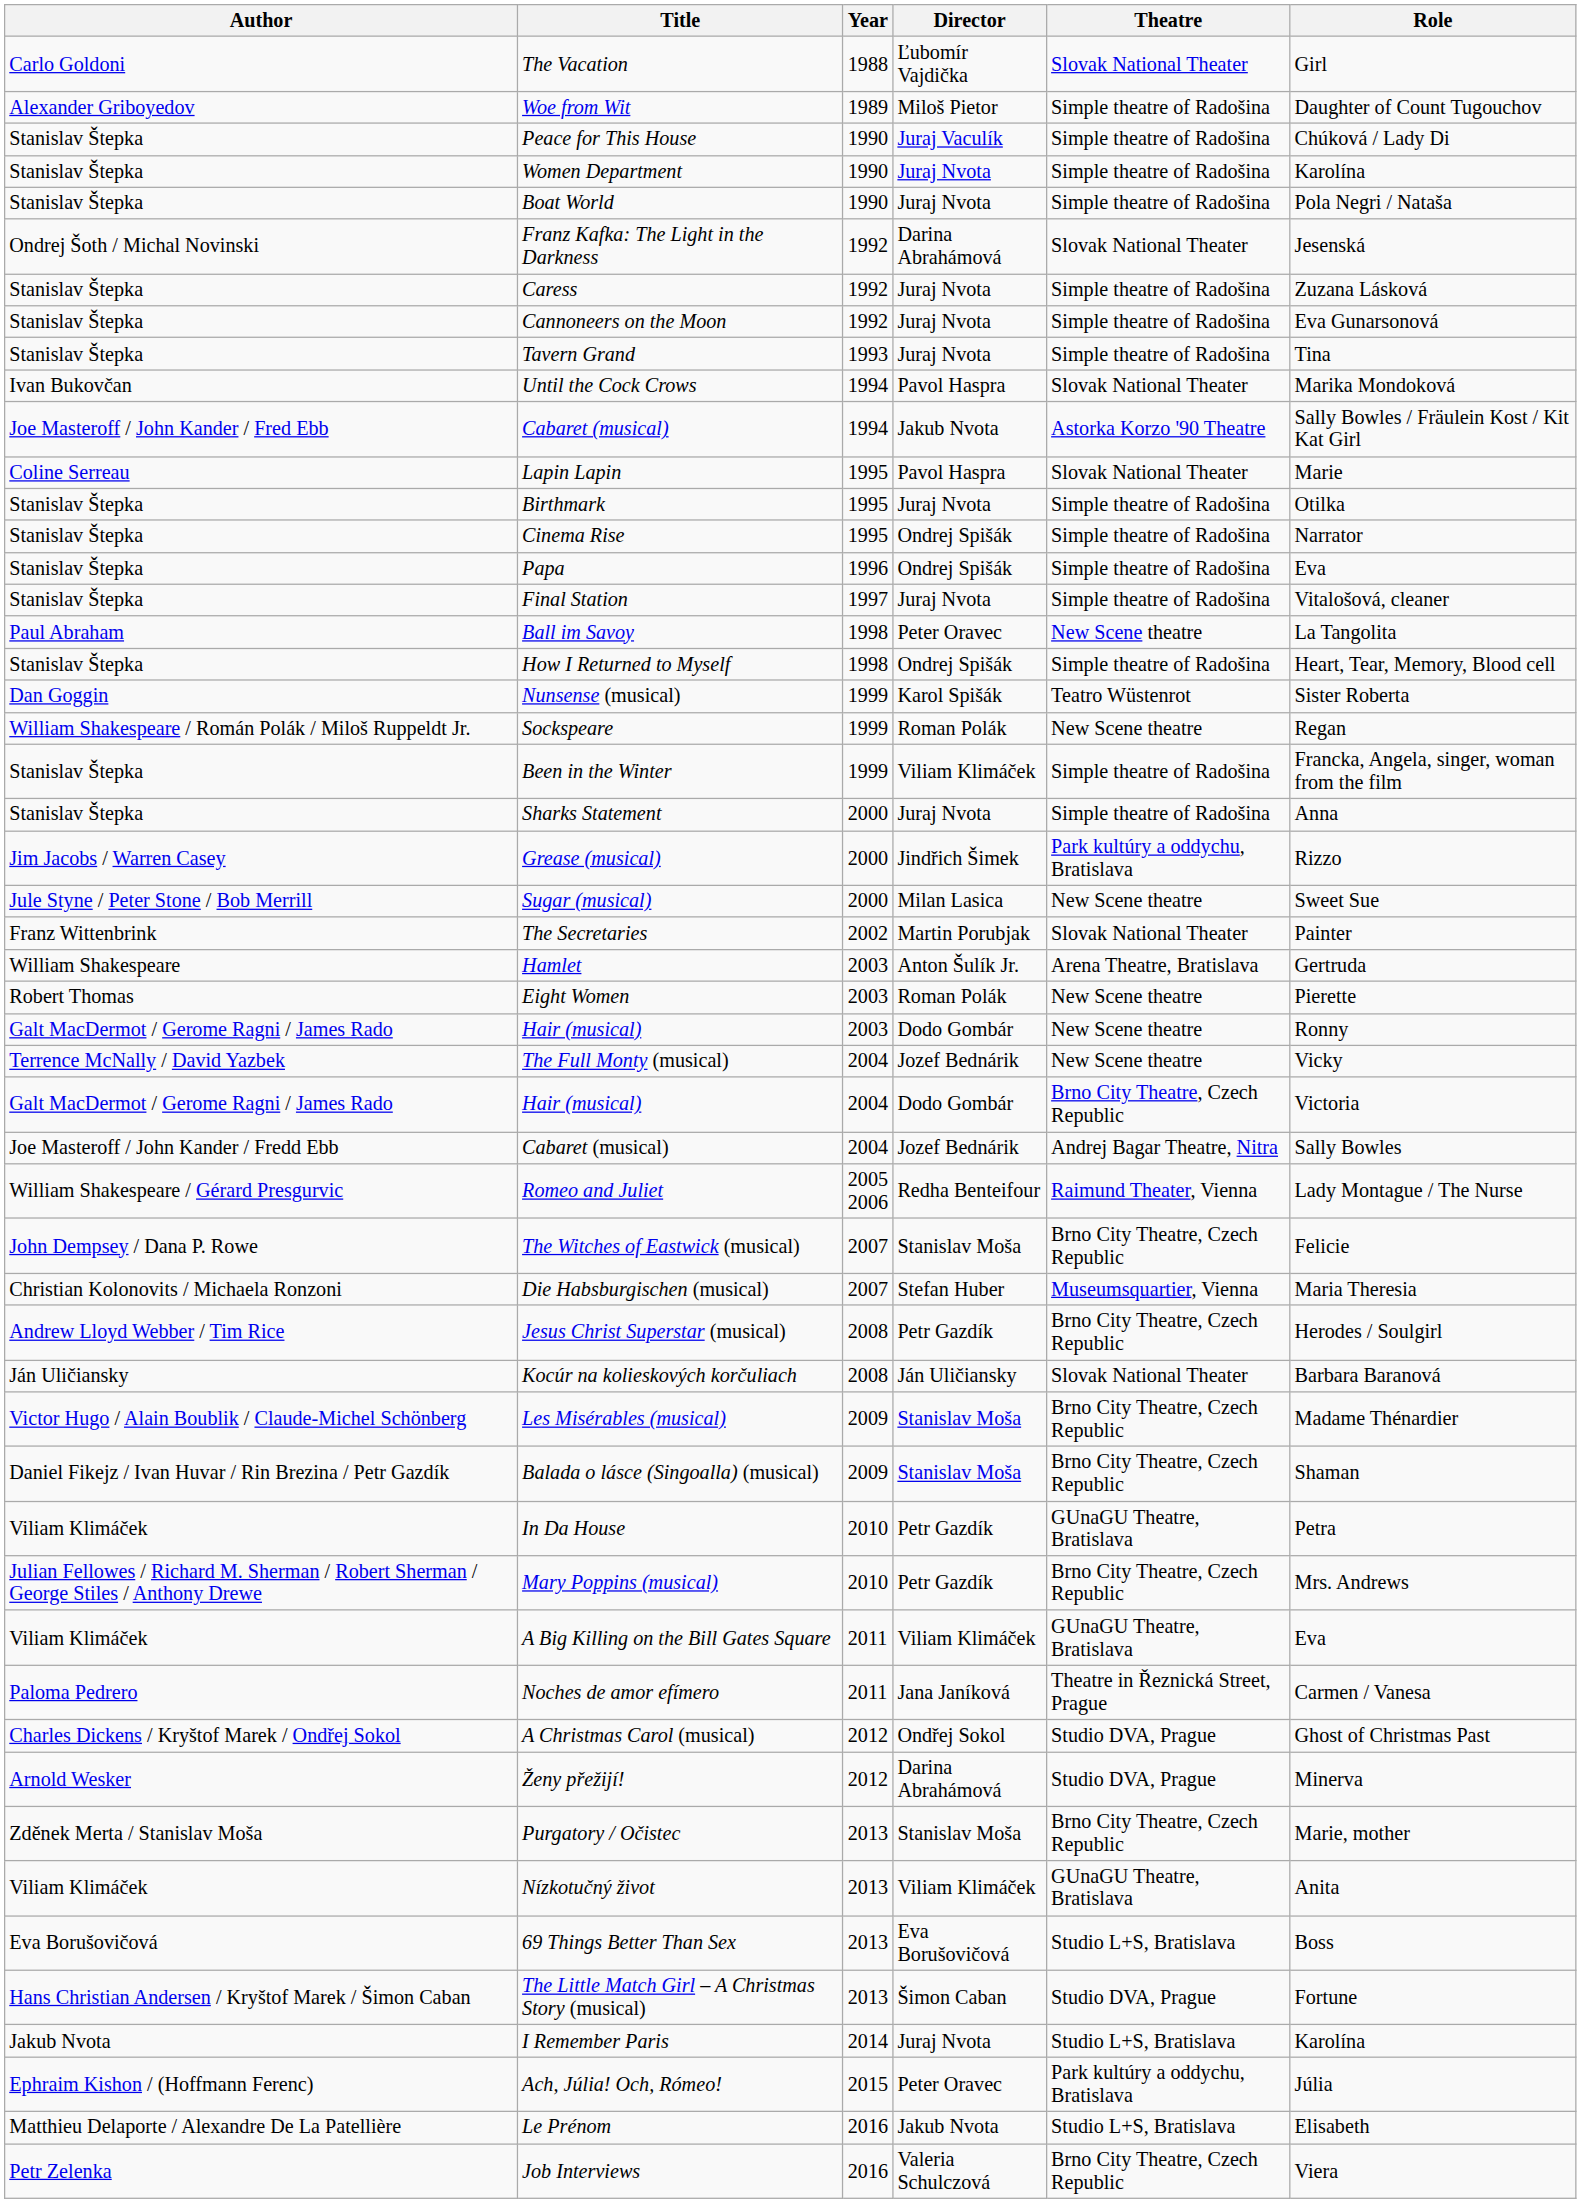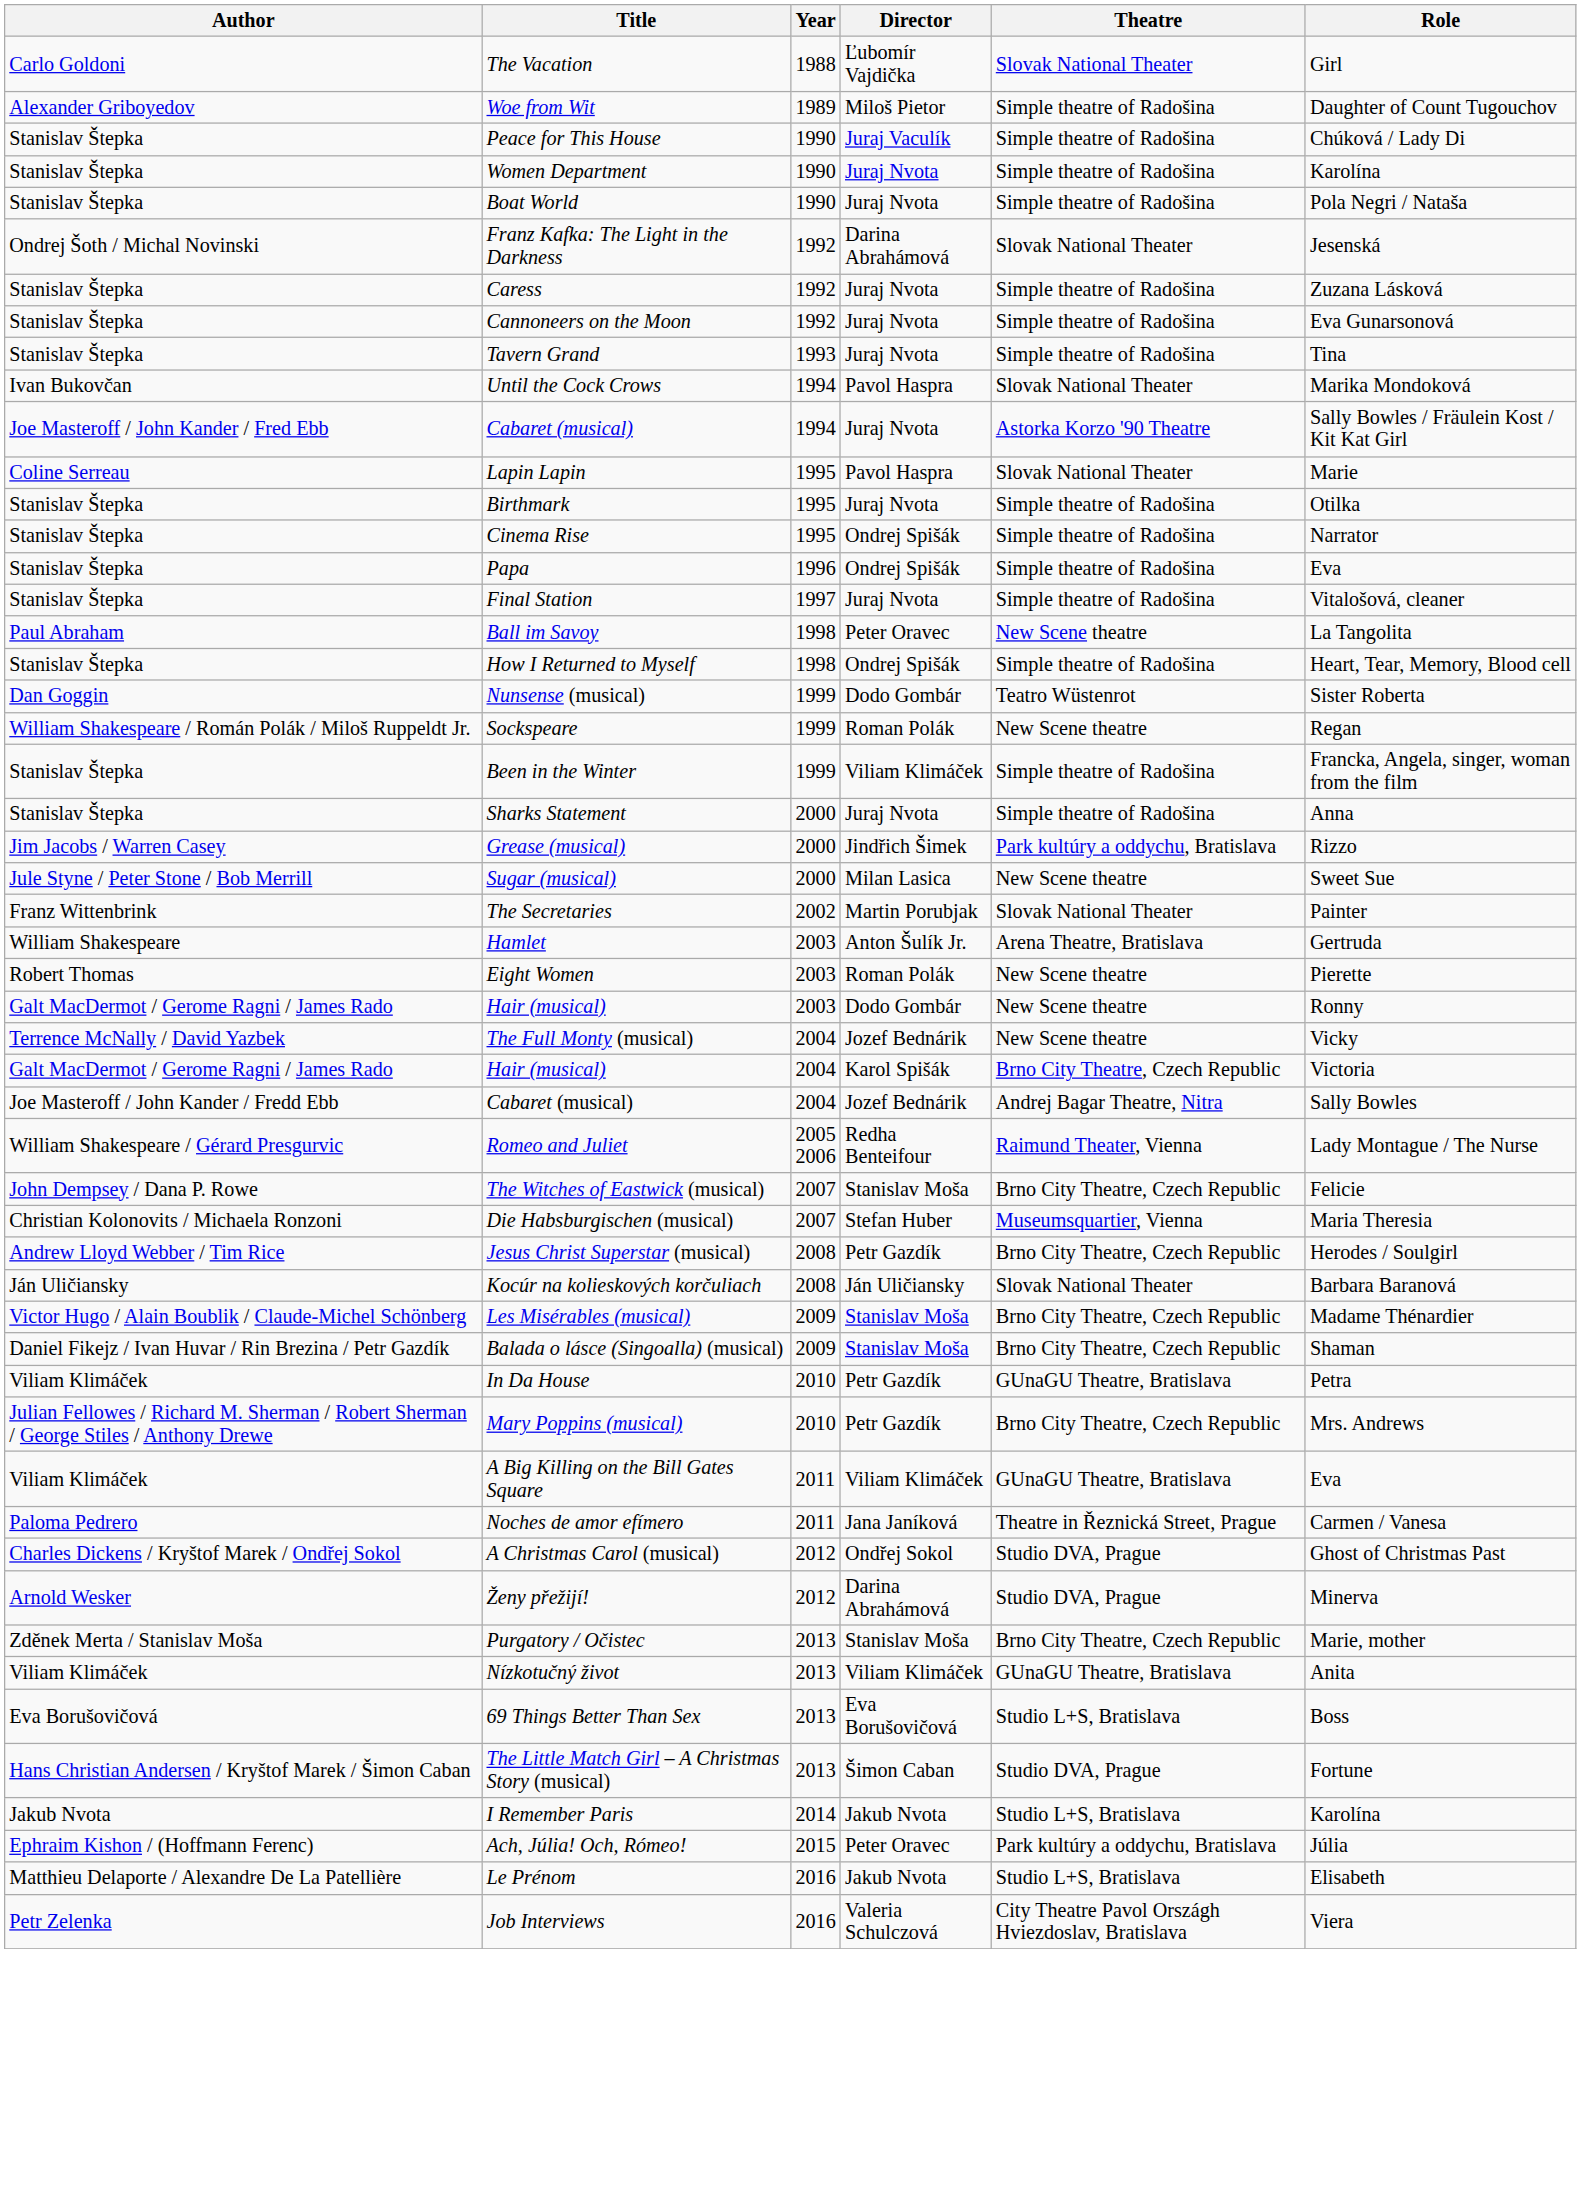(948, 428) Jakub Nvota -> (892, 428) Juraj Nvota
(950, 696) Karol Spišák -> (903, 696) Dodo Gombár
(955, 1104) Dodo Gombár -> (897, 1070) Karol Spišák
(944, 2040) Juraj Nvota -> (896, 1813) Jakub Nvota
(1155, 2170) Brno City Theatre, Czech Republic -> (1108, 1921) City Theatre Pavol Országh Hviezdoslav, Bratislava
